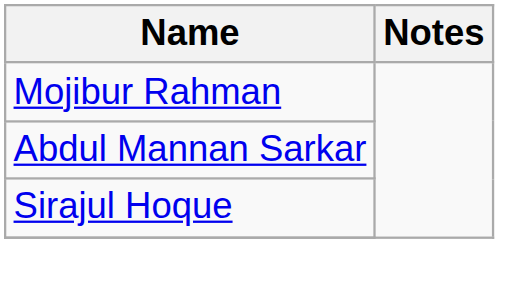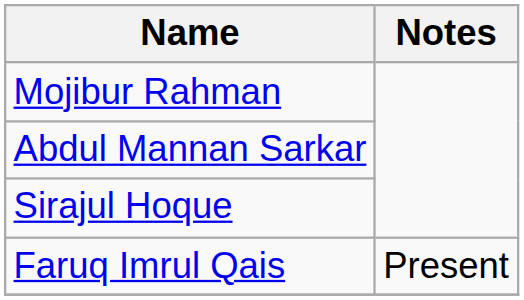+ row: (149, 264)
